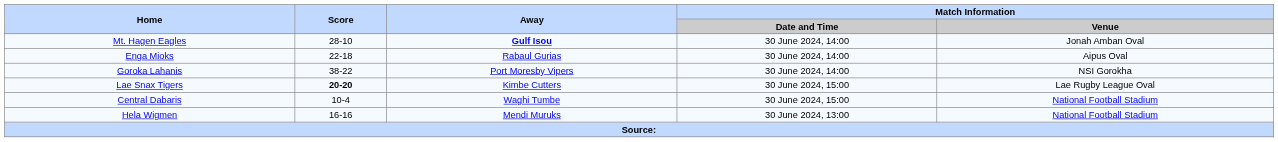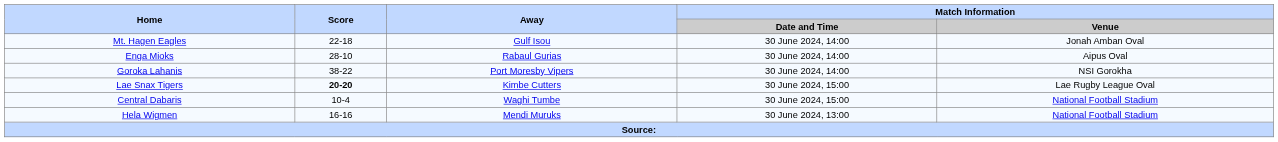(341, 41) 28-10 -> (341, 41) 22-18
(532, 41) bold -> (532, 41) normal
(341, 56) 22-18 -> (341, 56) 28-10
